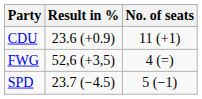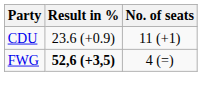(83, 60) normal -> (83, 60) bold
- row: (21, 82)
